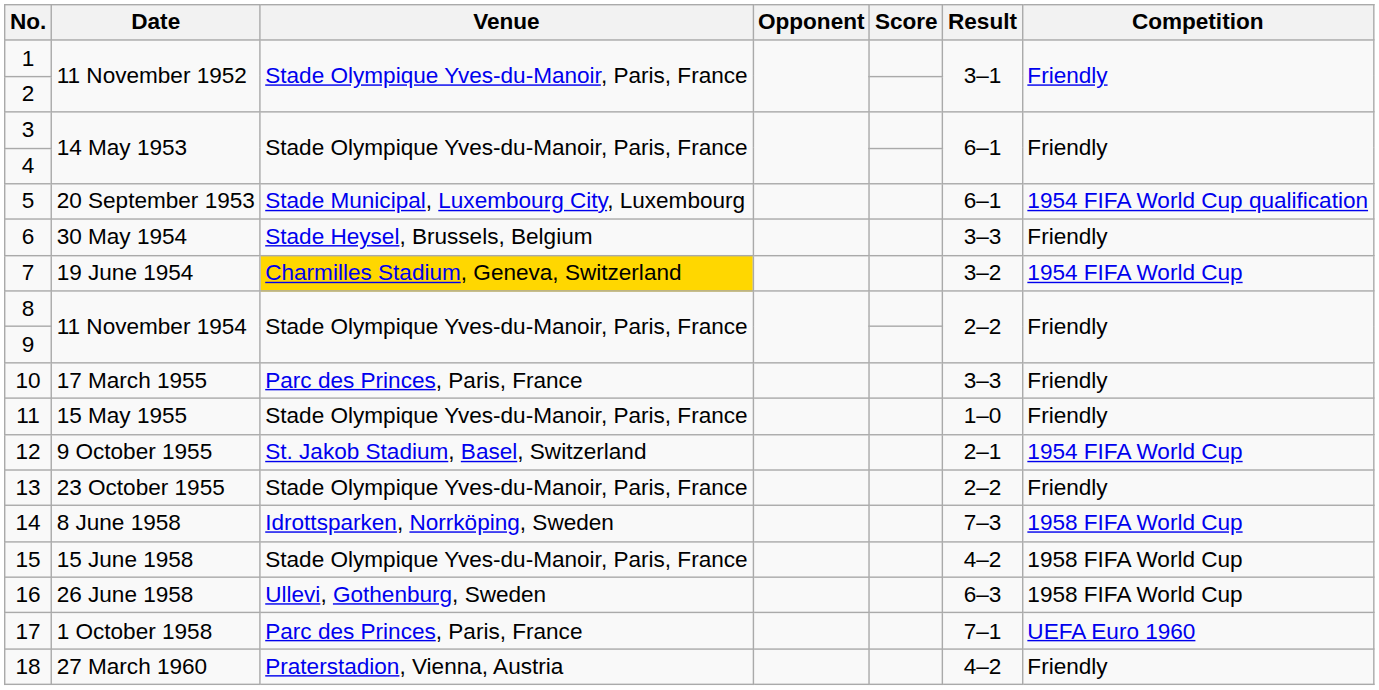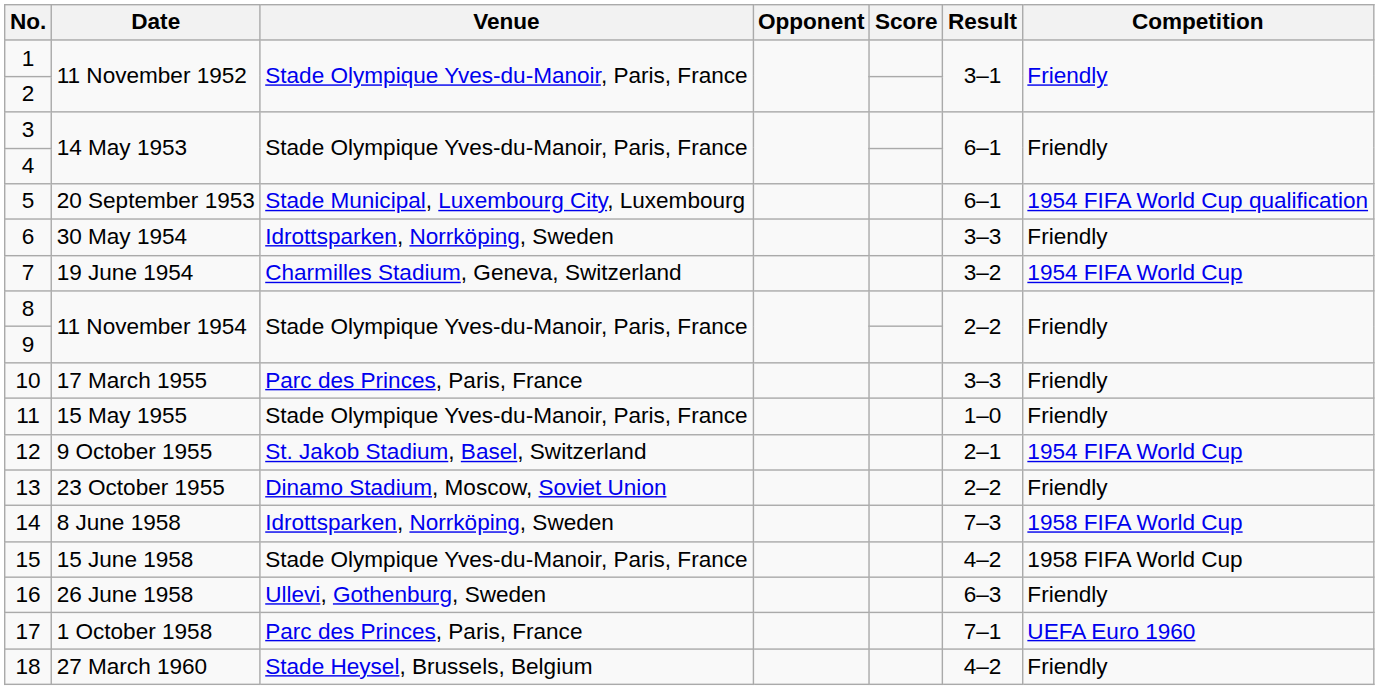(429, 237) Stade Heysel, Brussels, Belgium -> (440, 237) Idrottsparken, Norrköping, Sweden
(473, 272) gold background -> (473, 272) no background
(506, 487) Stade Olympique Yves-du-Manoir, Paris, France -> (466, 487) Dinamo Stadium, Moscow, Soviet Union
(1135, 594) 1958 FIFA World Cup -> (1067, 594) Friendly
(414, 666) Praterstadion, Vienna, Austria -> (429, 666) Stade Heysel, Brussels, Belgium
